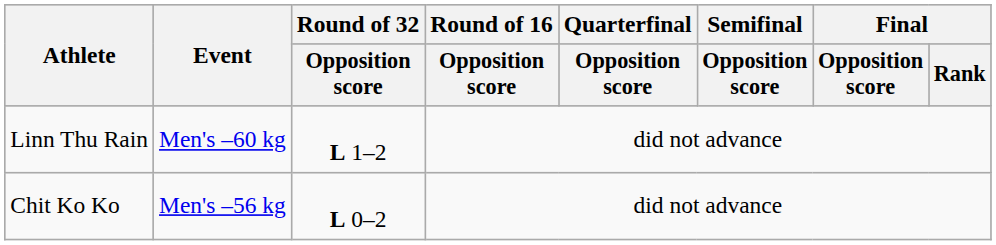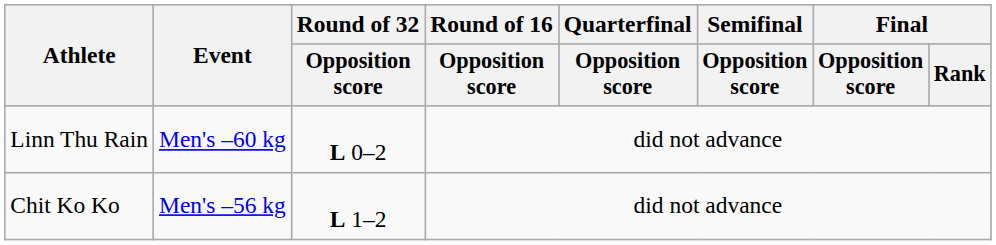(358, 153) L 1–2 -> (358, 153) L 0–2
(358, 219) L 0–2 -> (358, 219) L 1–2
